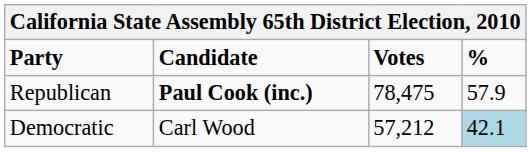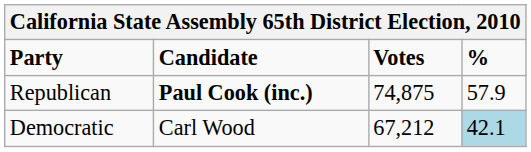(404, 92) 78,475 -> (404, 92) 74,875
(404, 127) 57,212 -> (404, 127) 67,212
